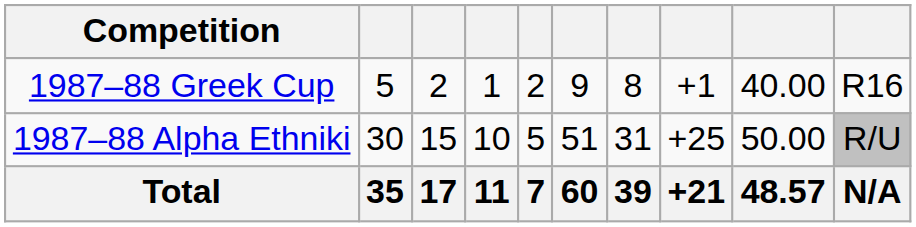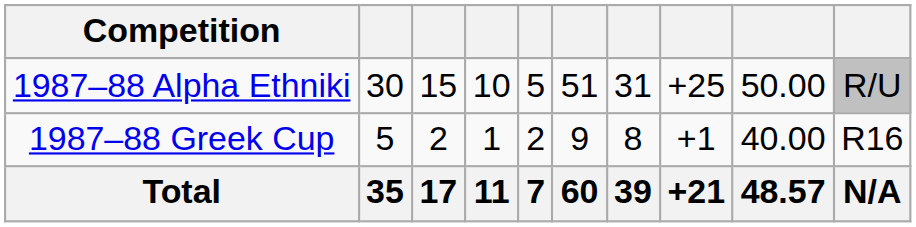rows swapped: (182, 138) <-> (182, 85)
